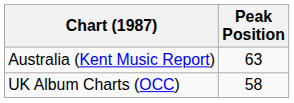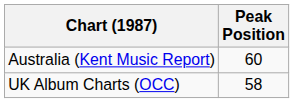(254, 60) 63 -> (254, 60) 60
